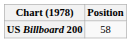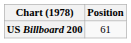(106, 29) 58 -> (106, 29) 61
